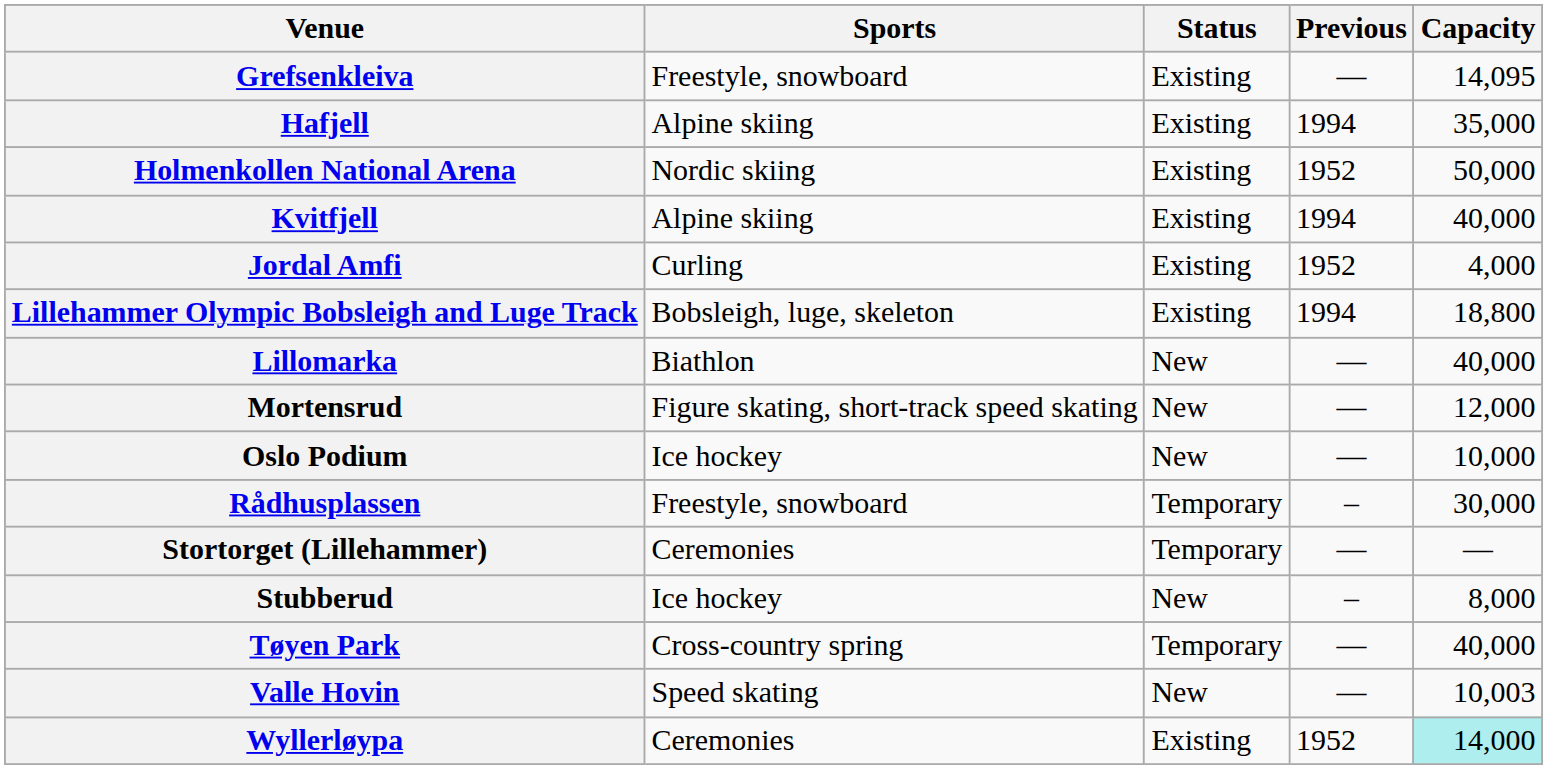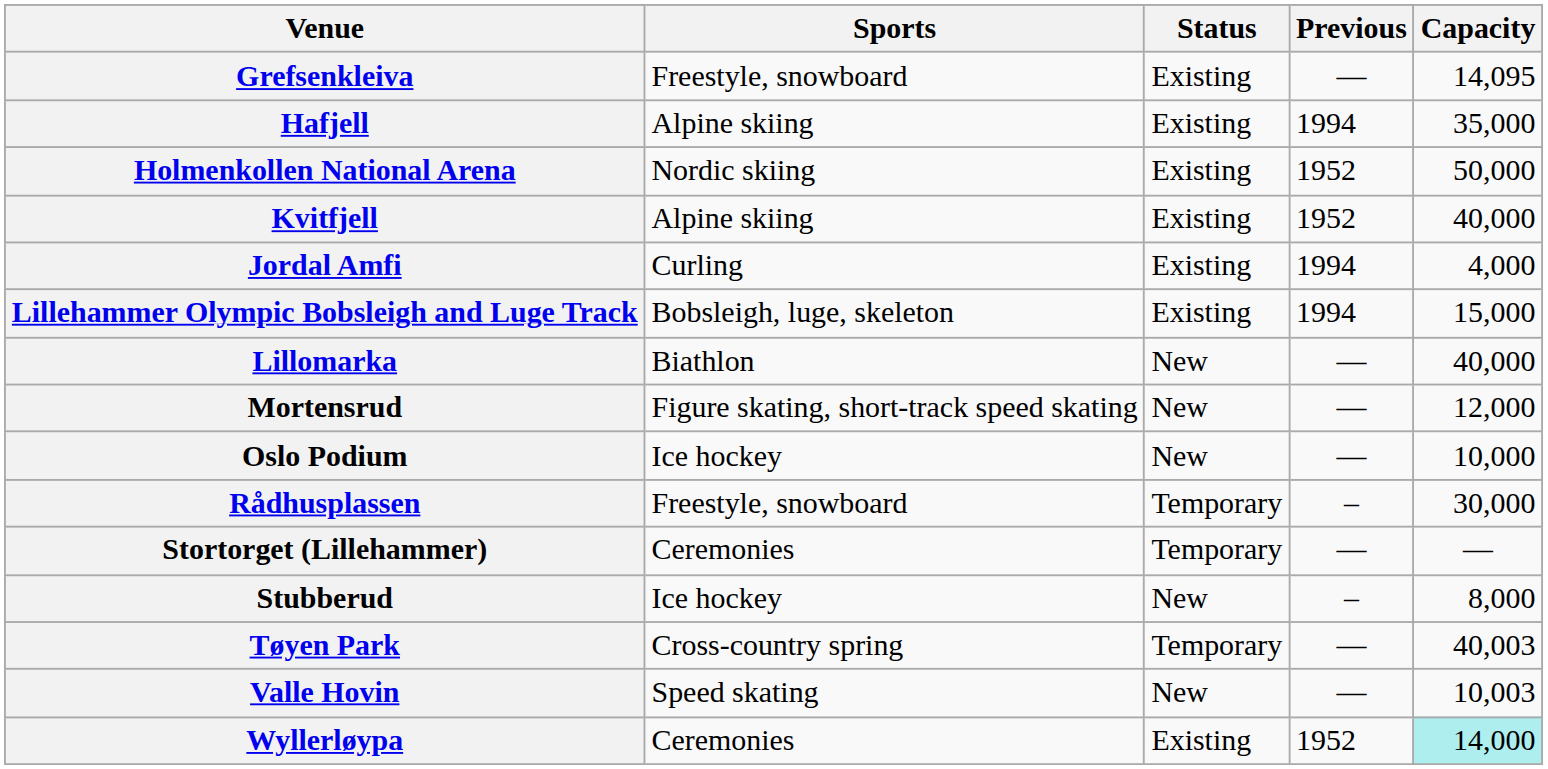(1326, 218) 1994 -> (1326, 218) 1952
(1326, 265) 1952 -> (1326, 265) 1994
(1494, 312) 18,800 -> (1494, 312) 15,000
(1494, 645) 40,000 -> (1494, 645) 40,003
